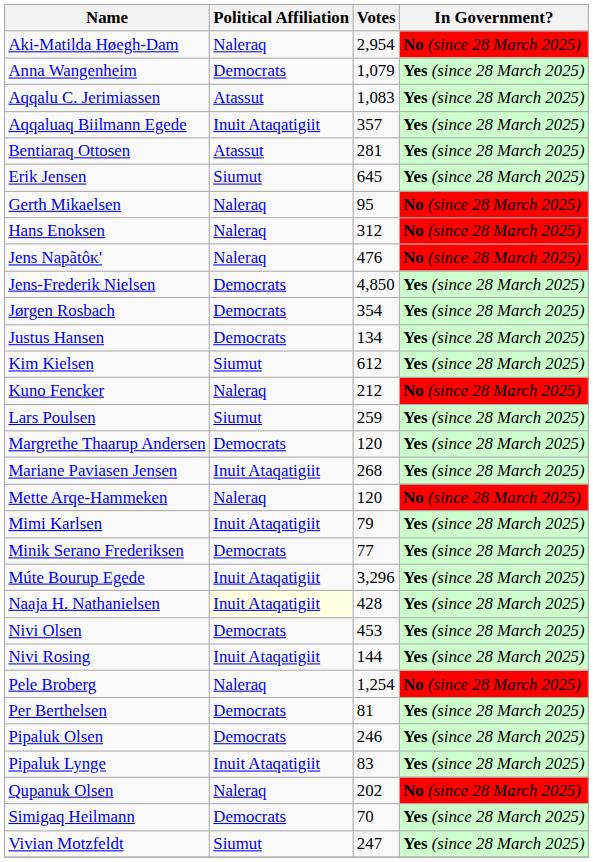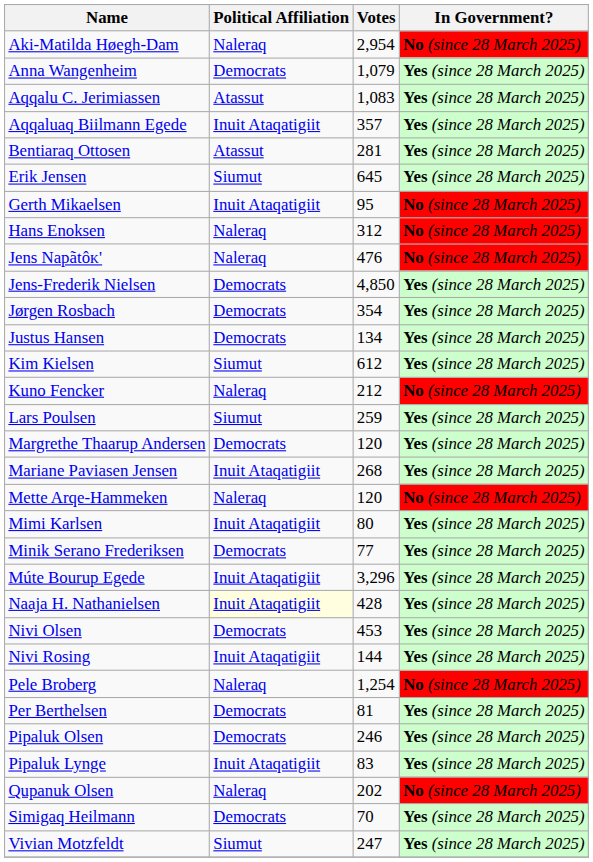(240, 204) Naleraq -> (267, 204) Inuit Ataqatigiit
(365, 524) 79 -> (365, 524) 80
